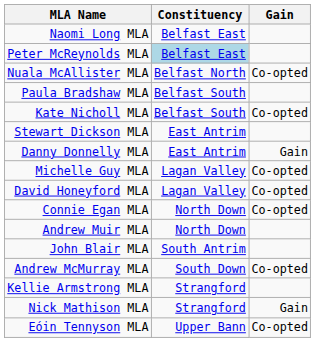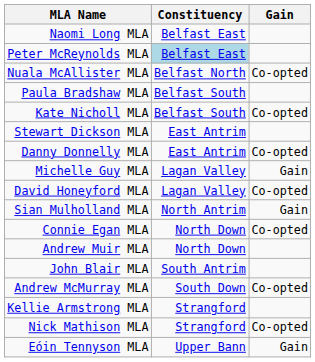(294, 151) Gain -> (280, 151) Co-opted
(280, 170) Co-opted -> (294, 170) Gain
+ row: (81, 209)
(294, 307) Gain -> (280, 327) Co-opted
(280, 327) Co-opted -> (294, 346) Gain
